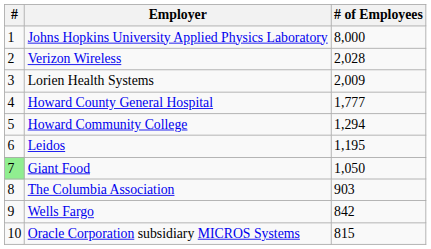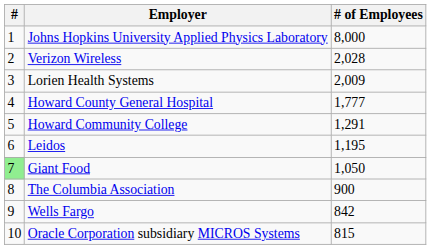(350, 124) 1,294 -> (350, 124) 1,291
(344, 189) 903 -> (344, 189) 900
